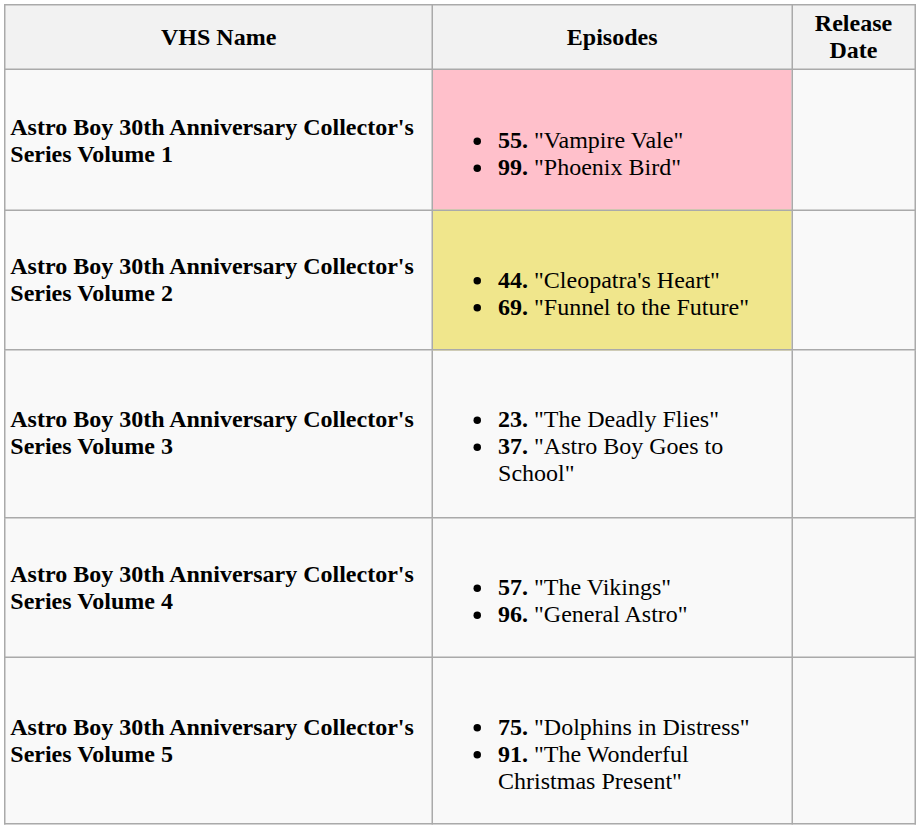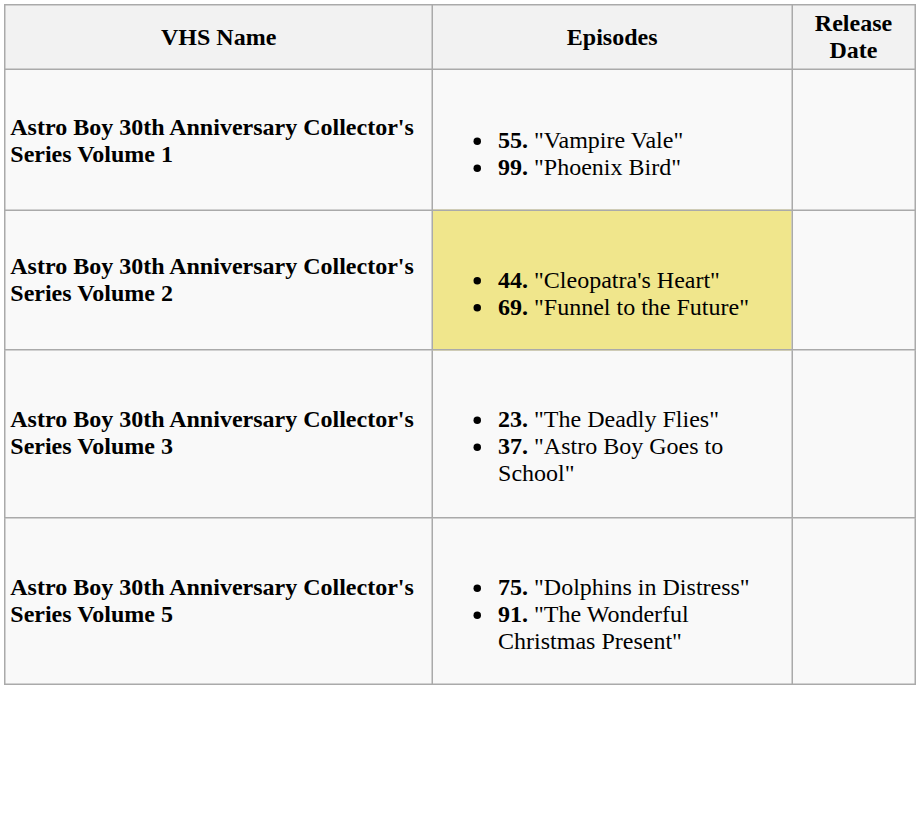(612, 153) pink background -> (612, 153) no background
- row: (212, 586)
